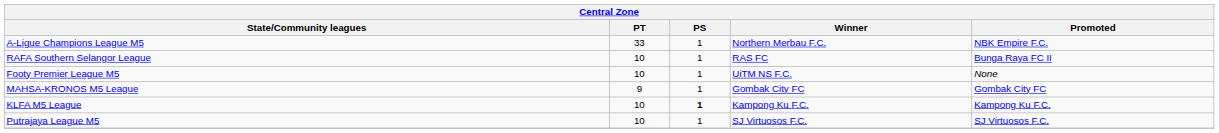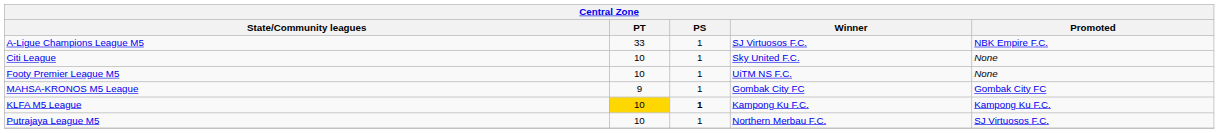(779, 43) Northern Merbau F.C. -> (770, 43) SJ Virtuosos F.C.
- row: (79, 58)
+ row: (31, 58)
(639, 105) no background -> (639, 105) gold background
(770, 120) SJ Virtuosos F.C. -> (779, 120) Northern Merbau F.C.
